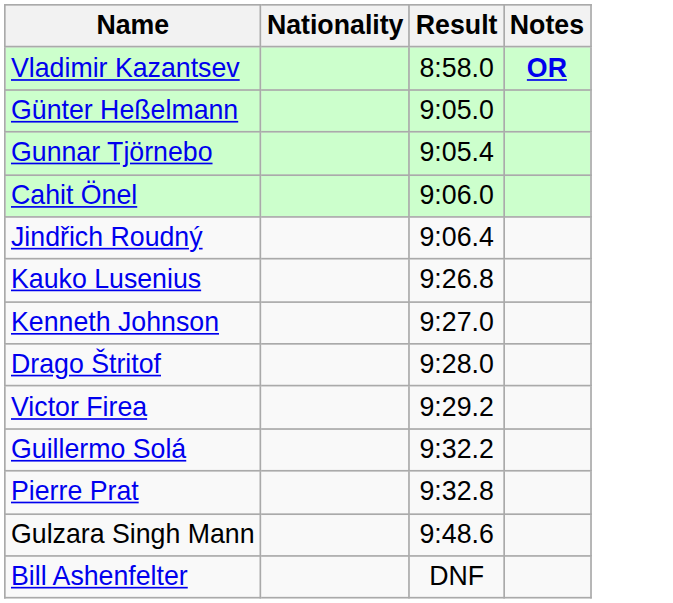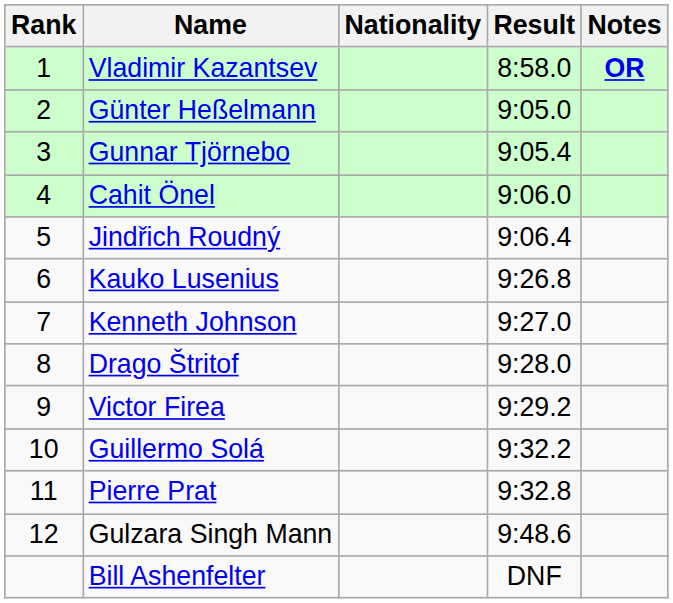+ column: (44, 25)
